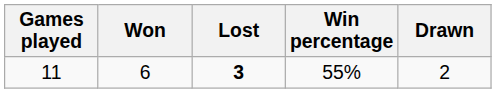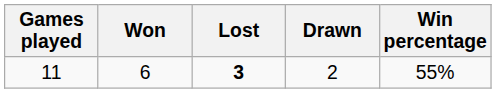columns swapped: (445, 30) <-> (342, 30)
